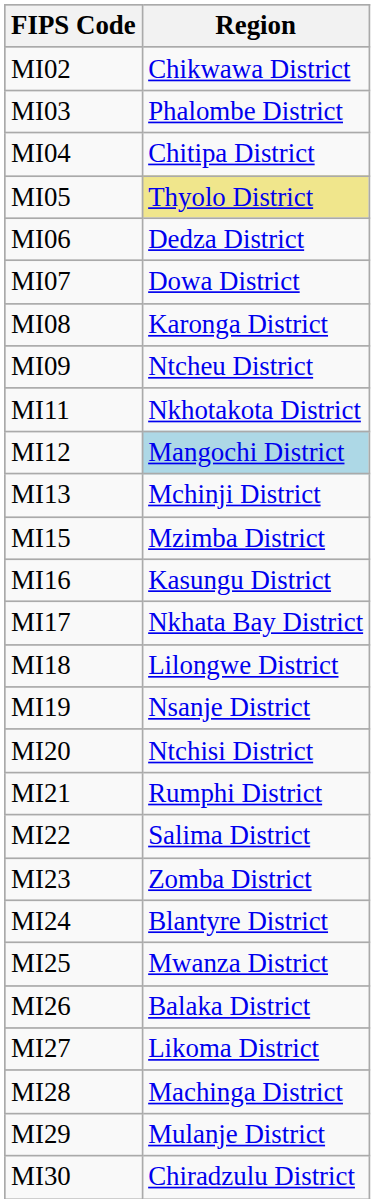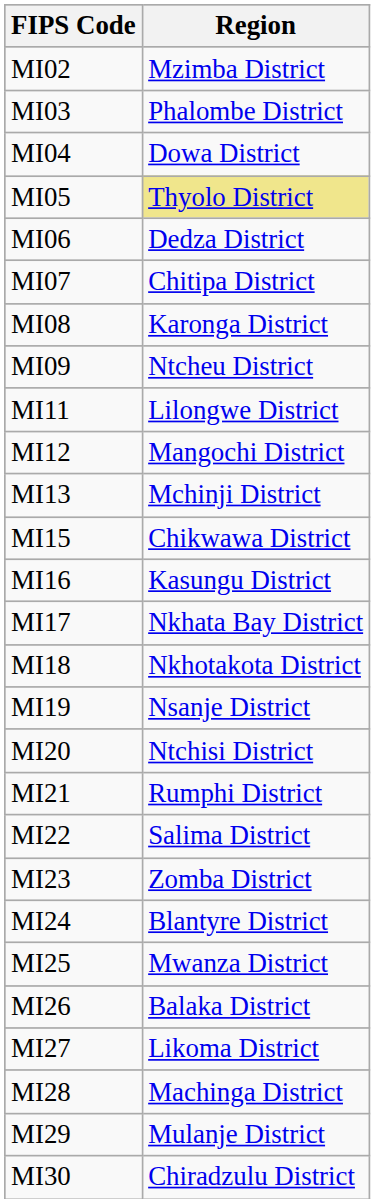(249, 68) Chikwawa District -> (237, 68) Mzimba District
(231, 153) Chitipa District -> (224, 153) Dowa District
(224, 281) Dowa District -> (231, 281) Chitipa District
(255, 409) Nkhotakota District -> (243, 409) Lilongwe District
(246, 452) lightblue background -> (246, 452) no background
(237, 537) Mzimba District -> (249, 537) Chikwawa District
(243, 665) Lilongwe District -> (255, 665) Nkhotakota District
